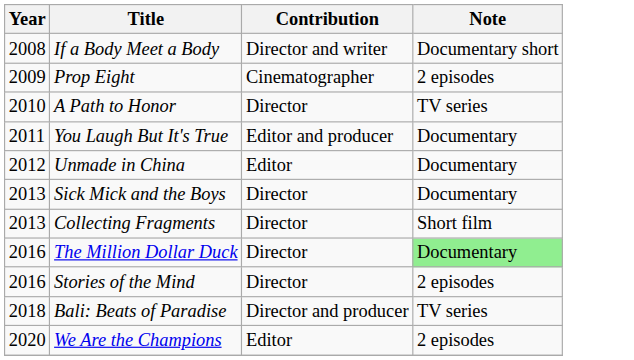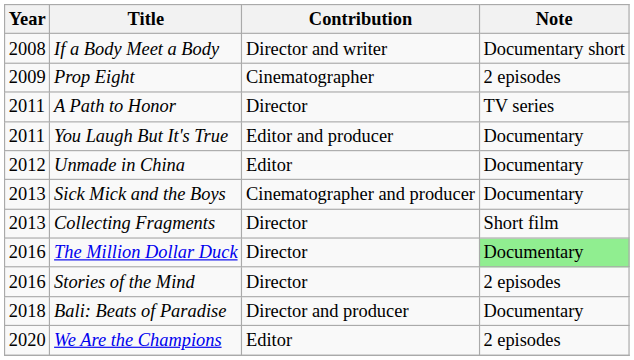(27, 106) 2010 -> (27, 106) 2011
(277, 194) Director -> (360, 194) Cinematographer and producer
(452, 310) TV series -> (533, 310) Documentary
